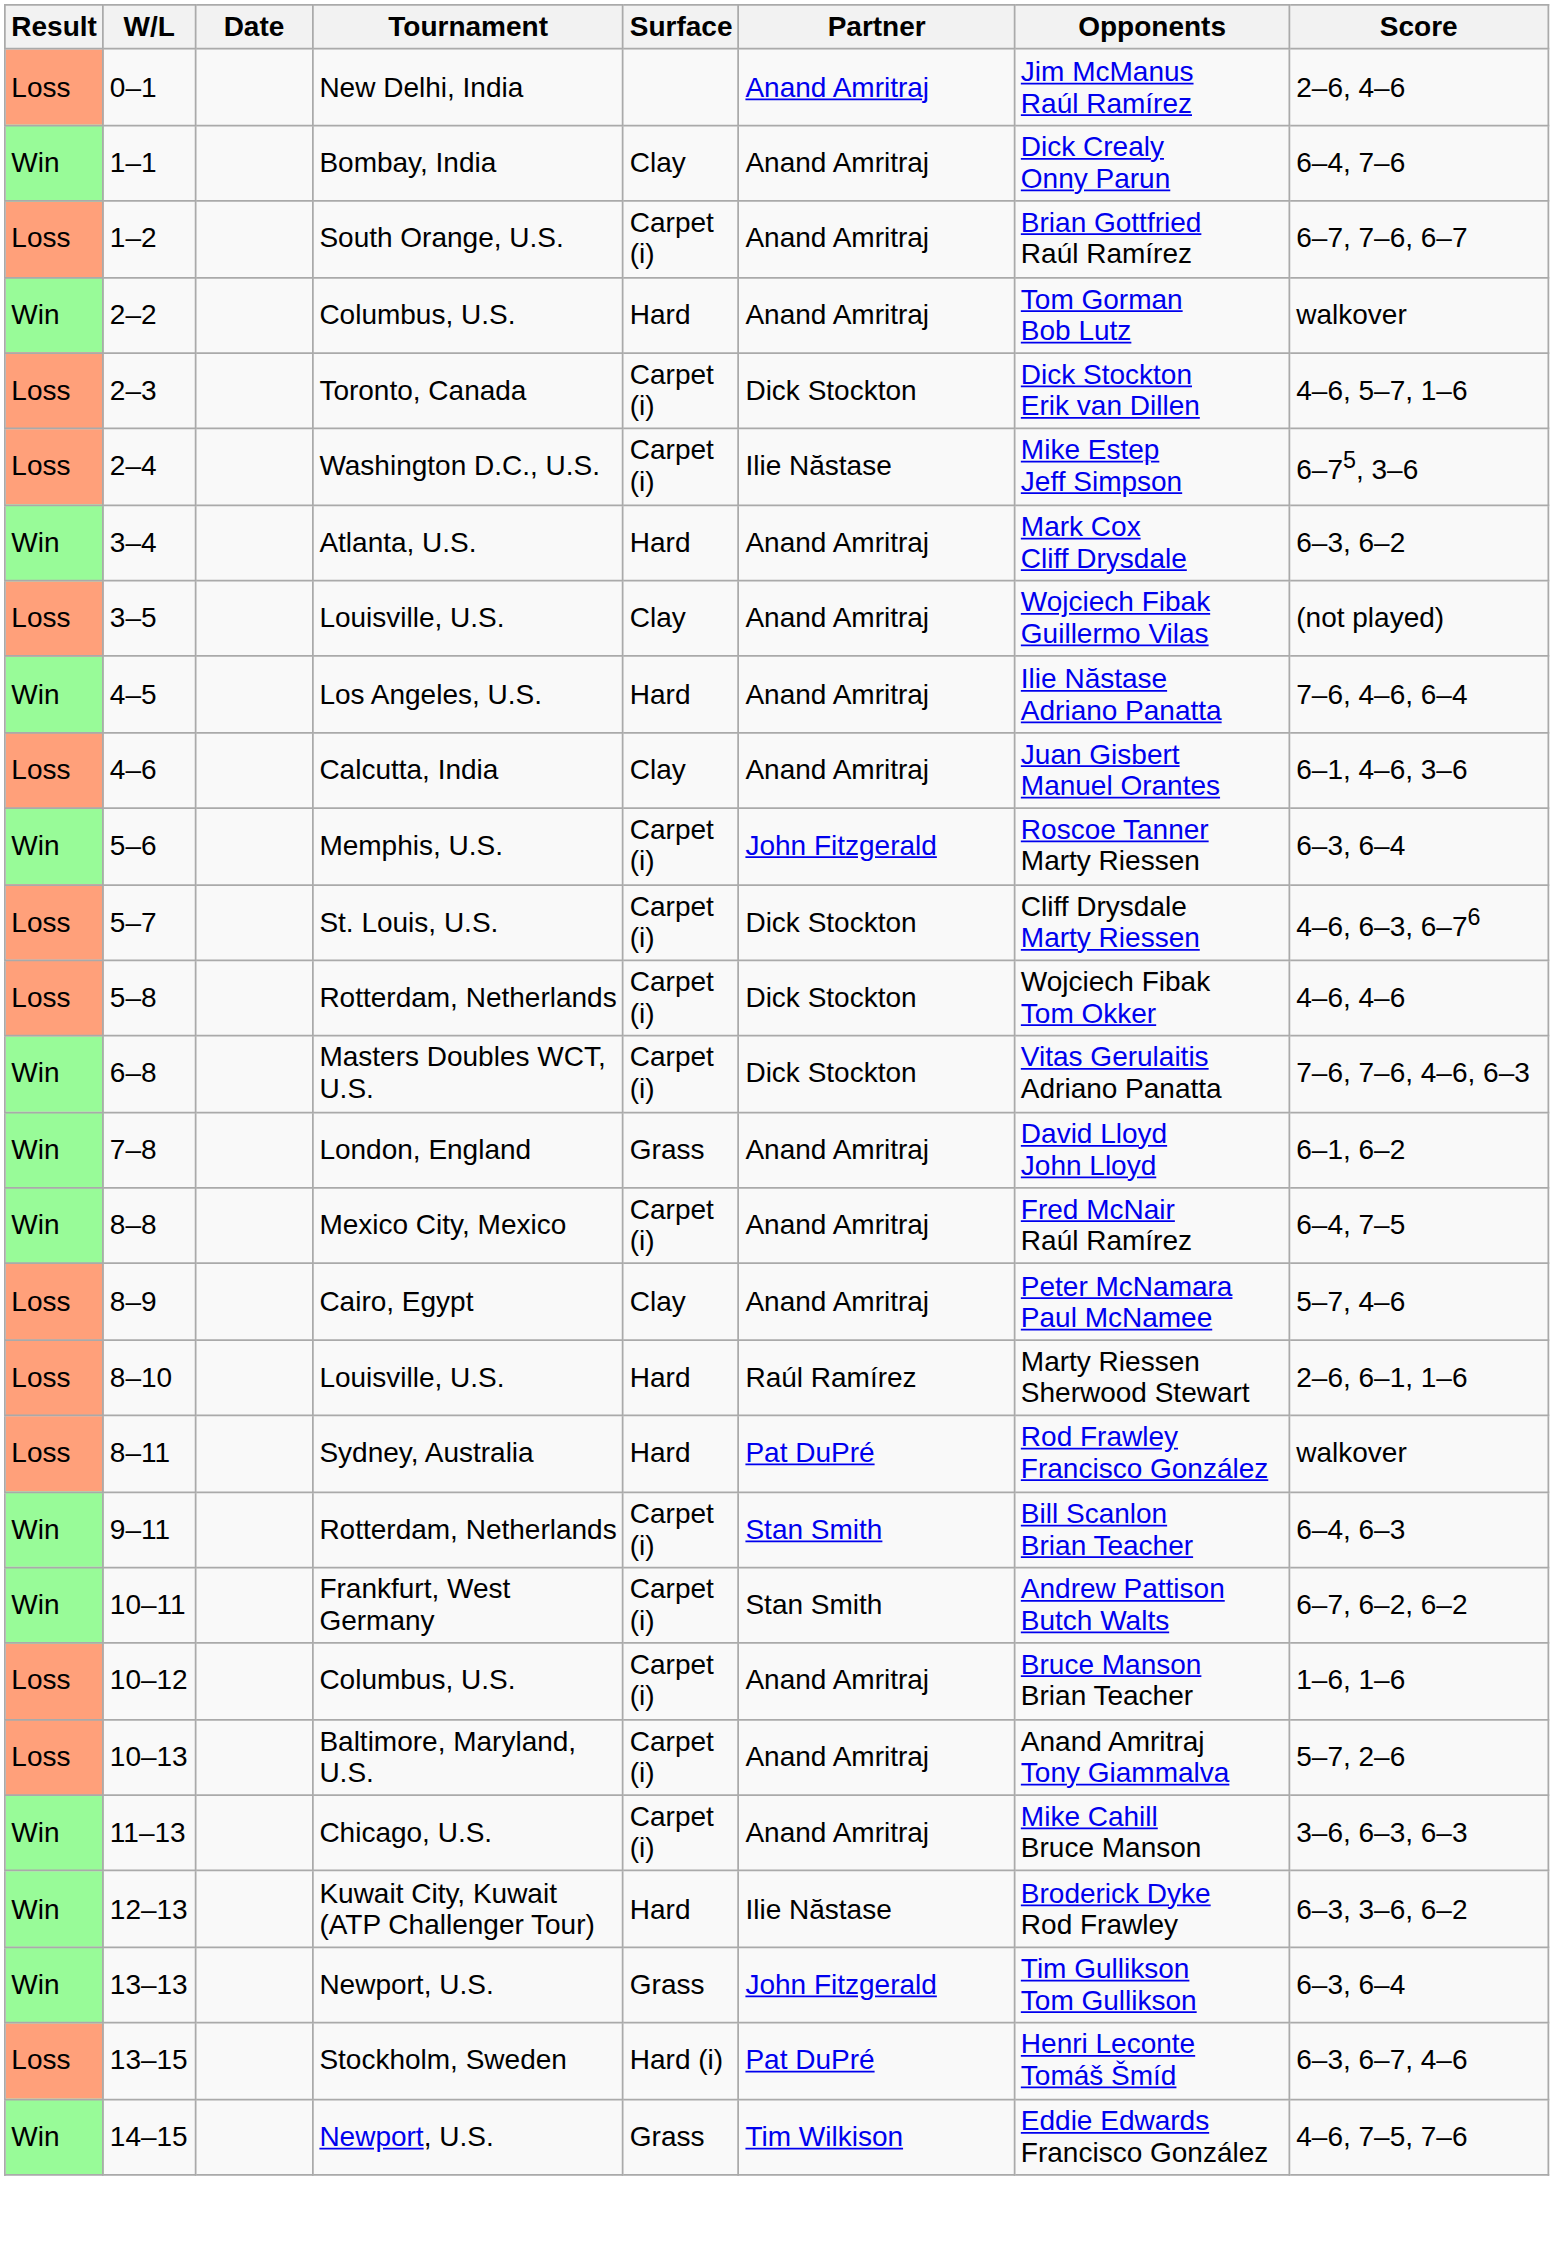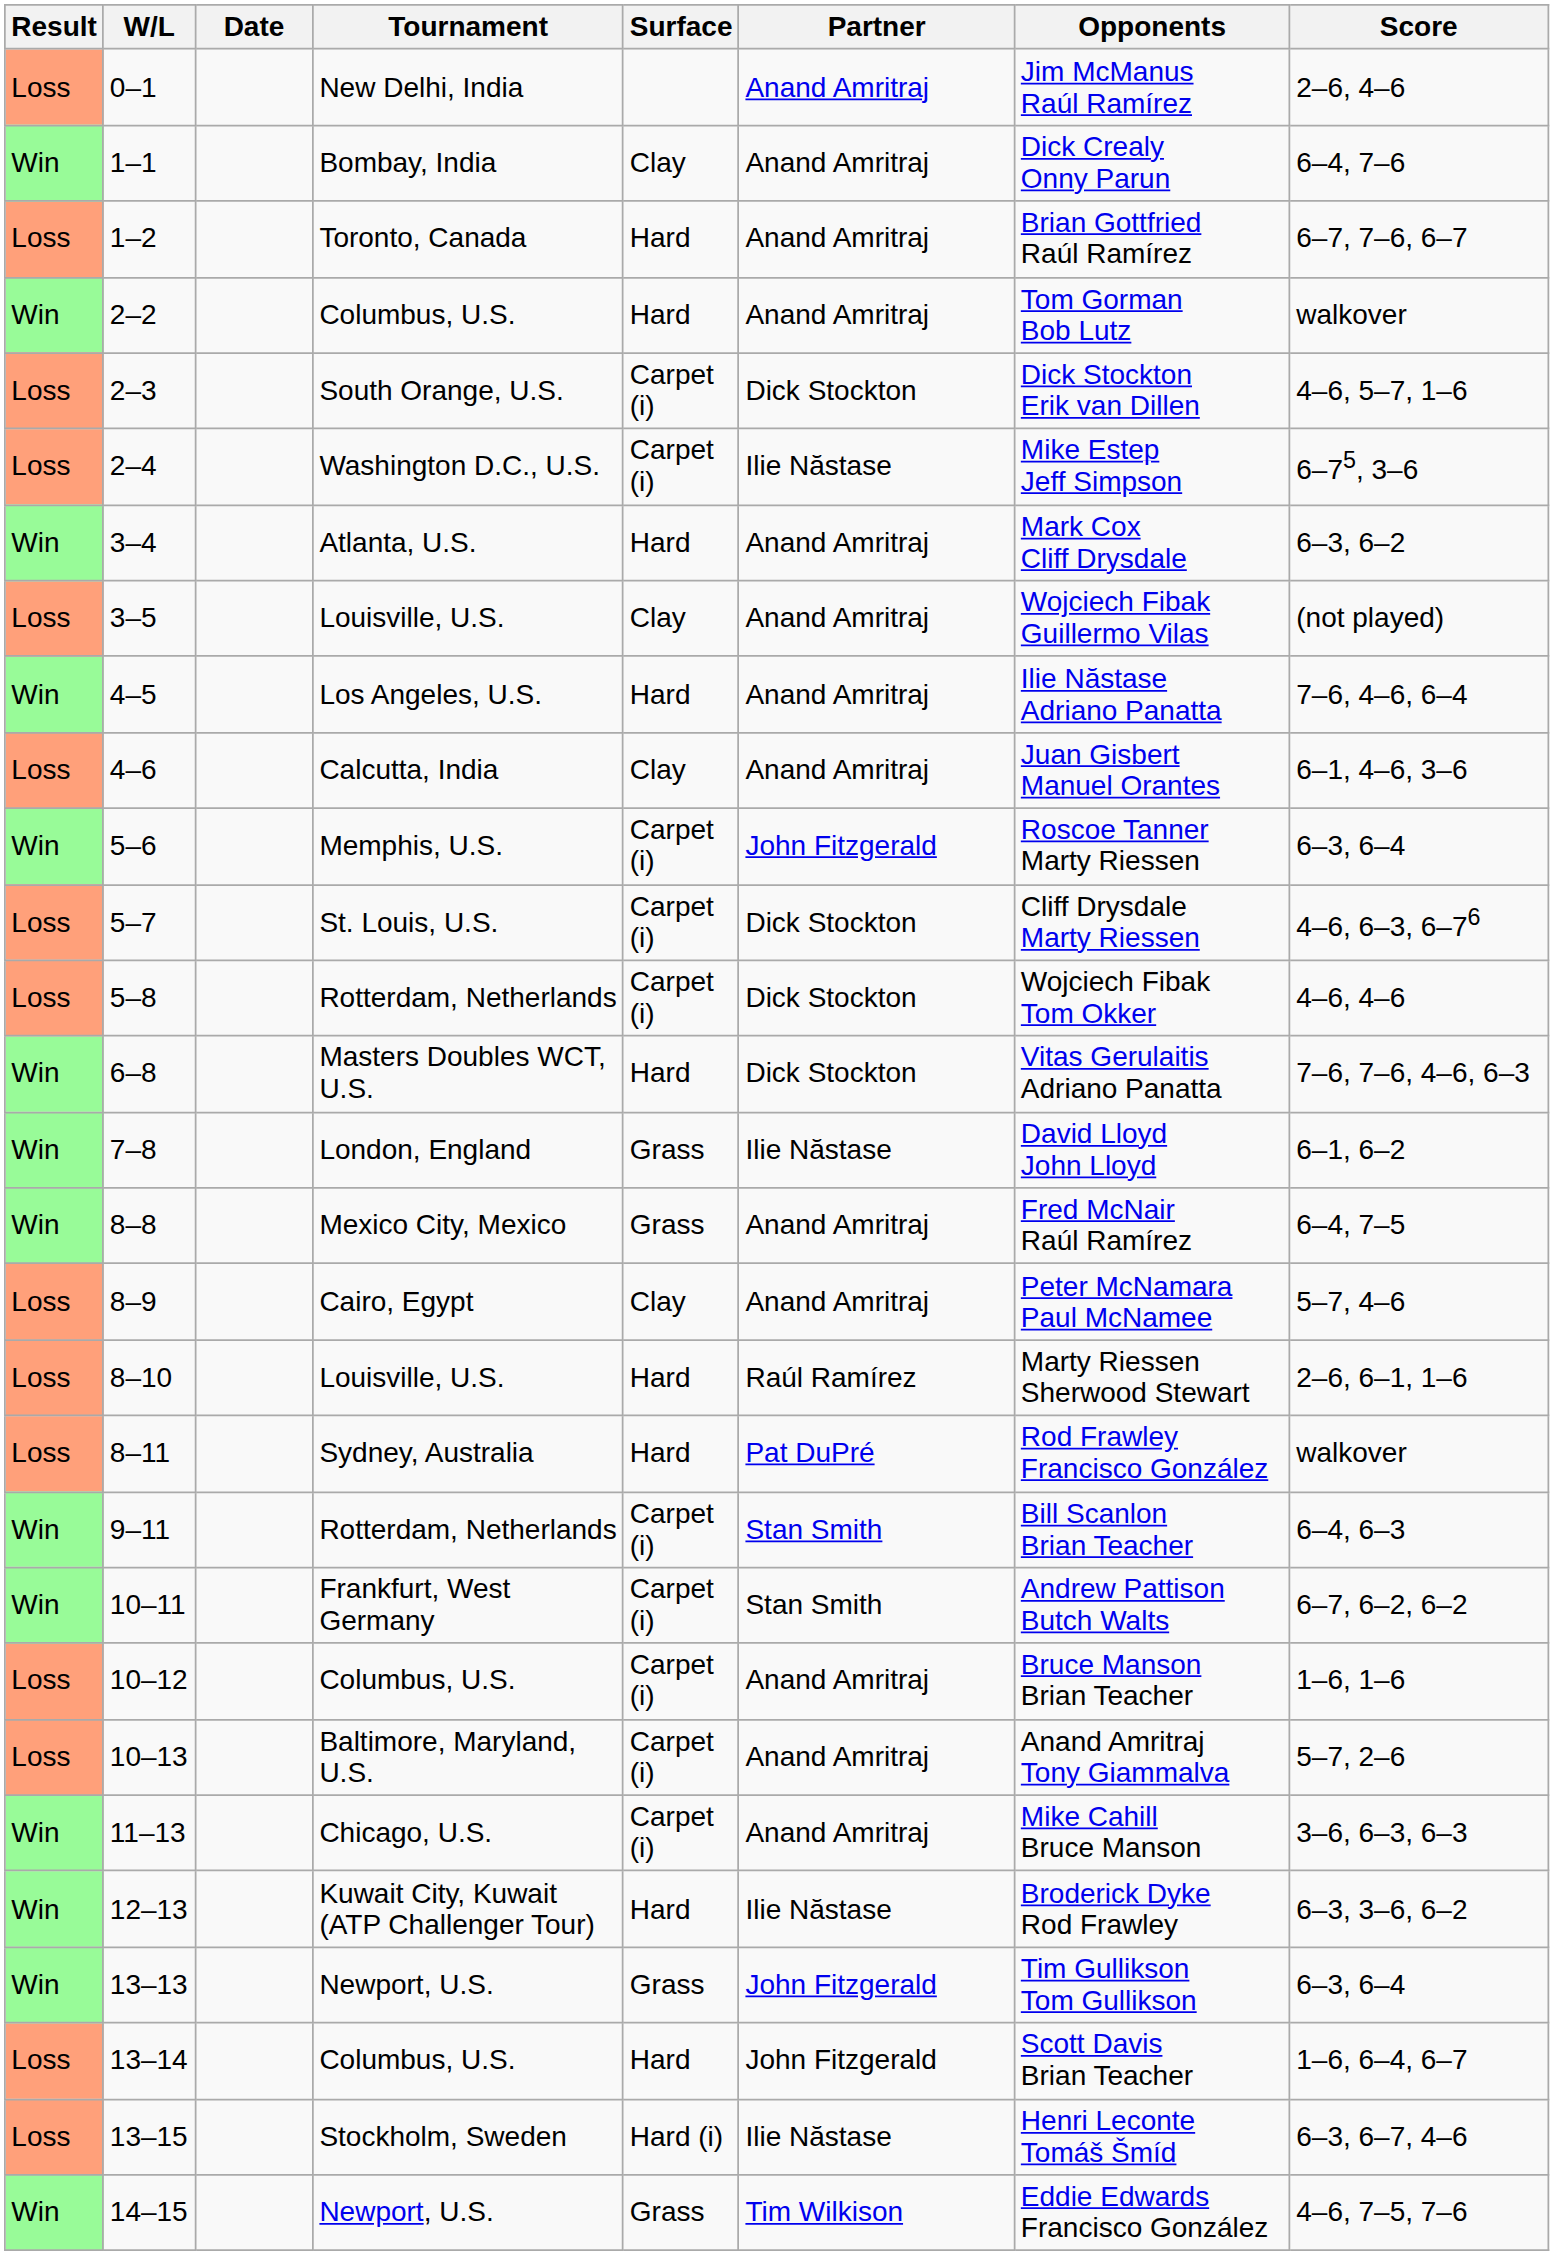(442, 238) South Orange, U.S. -> (423, 238) Toronto, Canada
(672, 238) Carpet (i) -> (660, 238) Hard
(423, 390) Toronto, Canada -> (442, 390) South Orange, U.S.
(672, 1073) Carpet (i) -> (660, 1073) Hard
(837, 1149) Anand Amritraj -> (819, 1149) Ilie Năstase
(672, 1225) Carpet (i) -> (667, 1225) Grass
+ row: (149, 2060)
(810, 2060) Pat DuPré -> (819, 2136) Ilie Năstase
